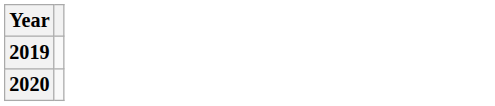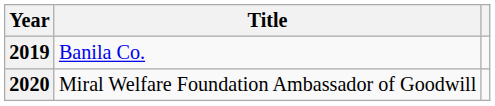+ column: (268, 20)
